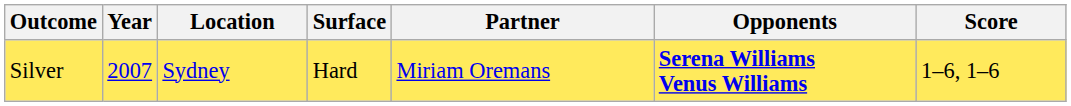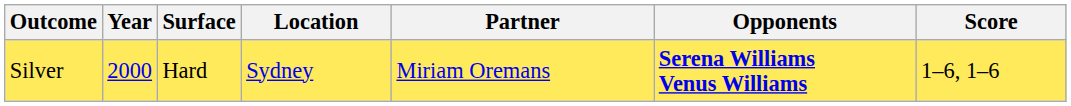columns swapped: (232, 22) <-> (349, 22)
(130, 70) 2007 -> (130, 70) 2000
